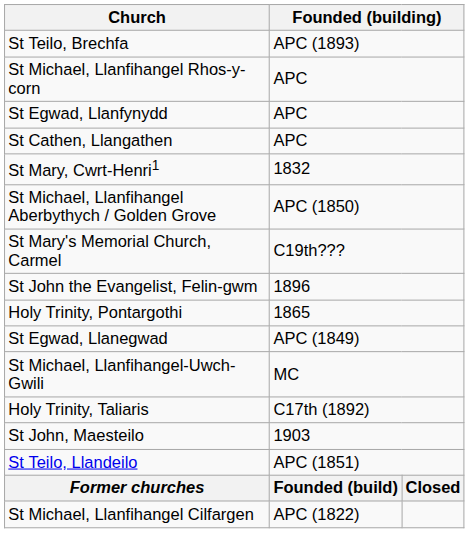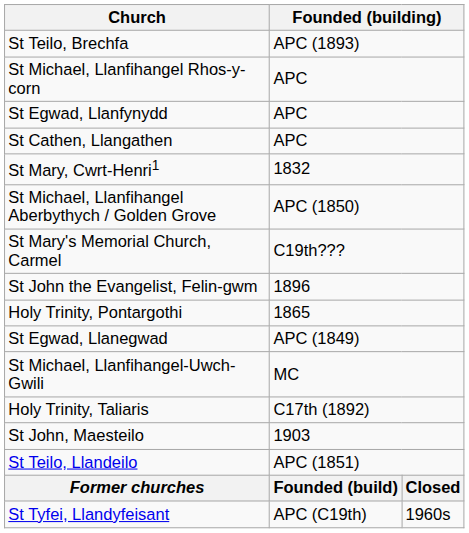+ row: (89, 514)
- row: (131, 514)
